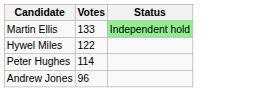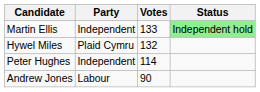+ column: (106, 12)
(86, 45) 122 -> (149, 45) 132
(83, 78) 96 -> (146, 78) 90
